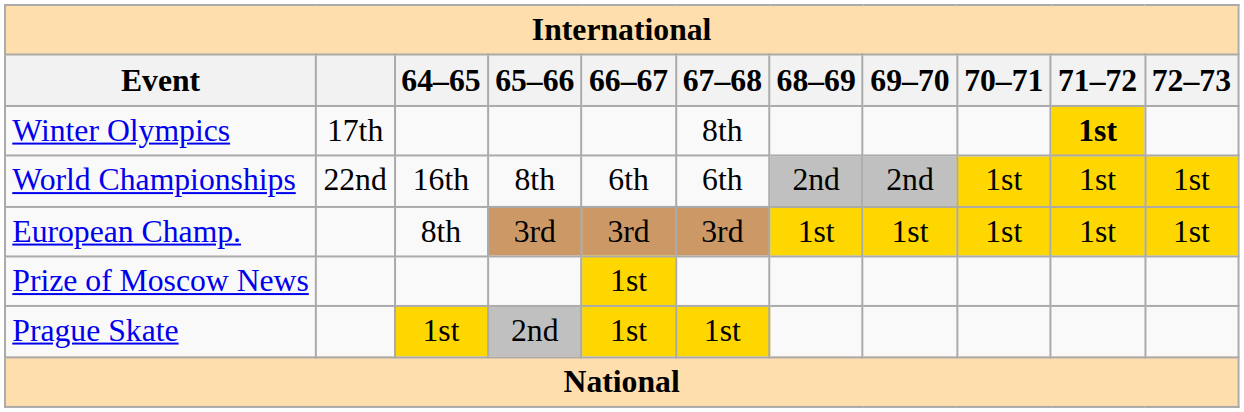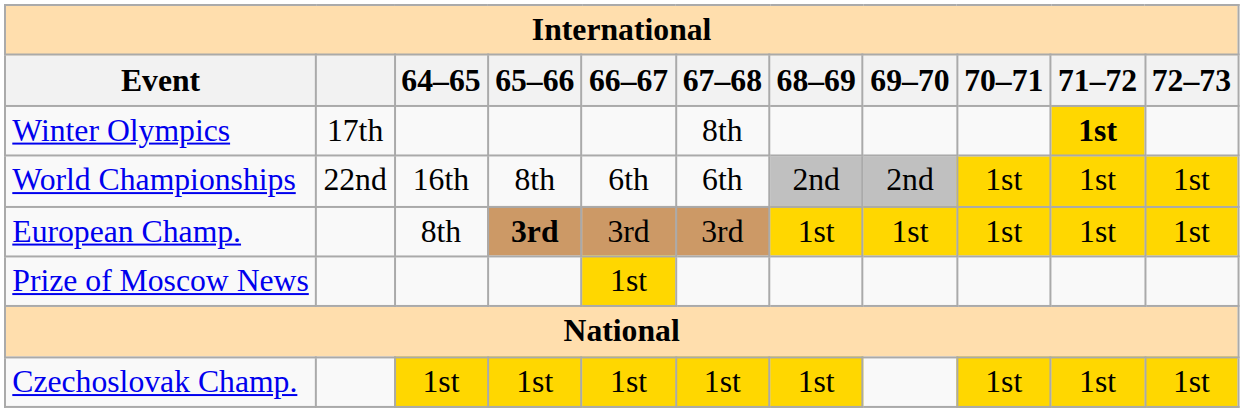(535, 230) normal -> (535, 230) bold
- row: (95, 331)
+ row: (155, 381)
